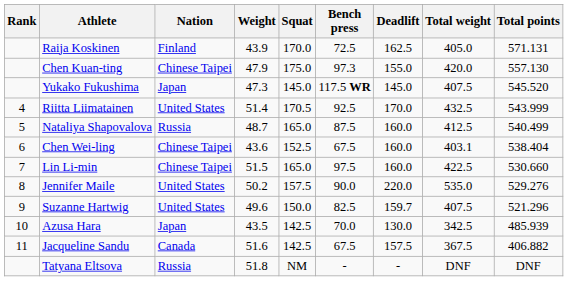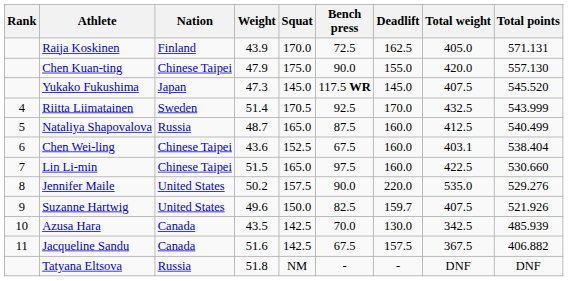(345, 68) 97.3 -> (345, 68) 90.0
(191, 107) United States -> (178, 107) Sweden
(528, 206) 521.296 -> (528, 206) 521.926
(172, 226) Japan -> (176, 226) Canada
